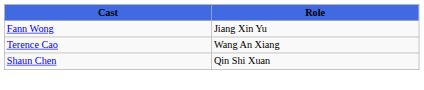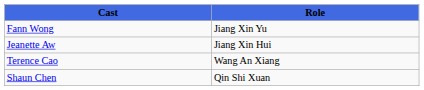+ row: (31, 45)
